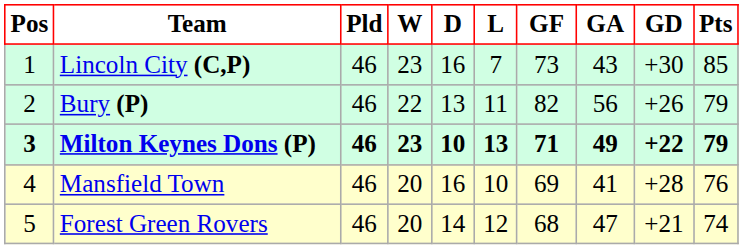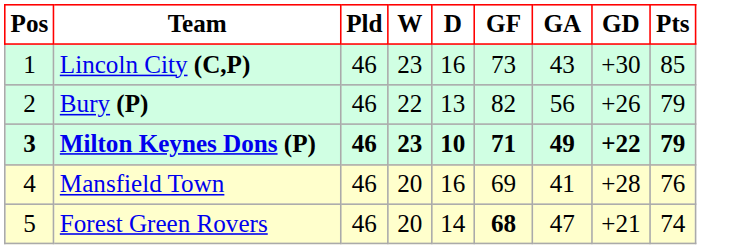- column: (496, 24)
(547, 223) normal -> (504, 223) bold
